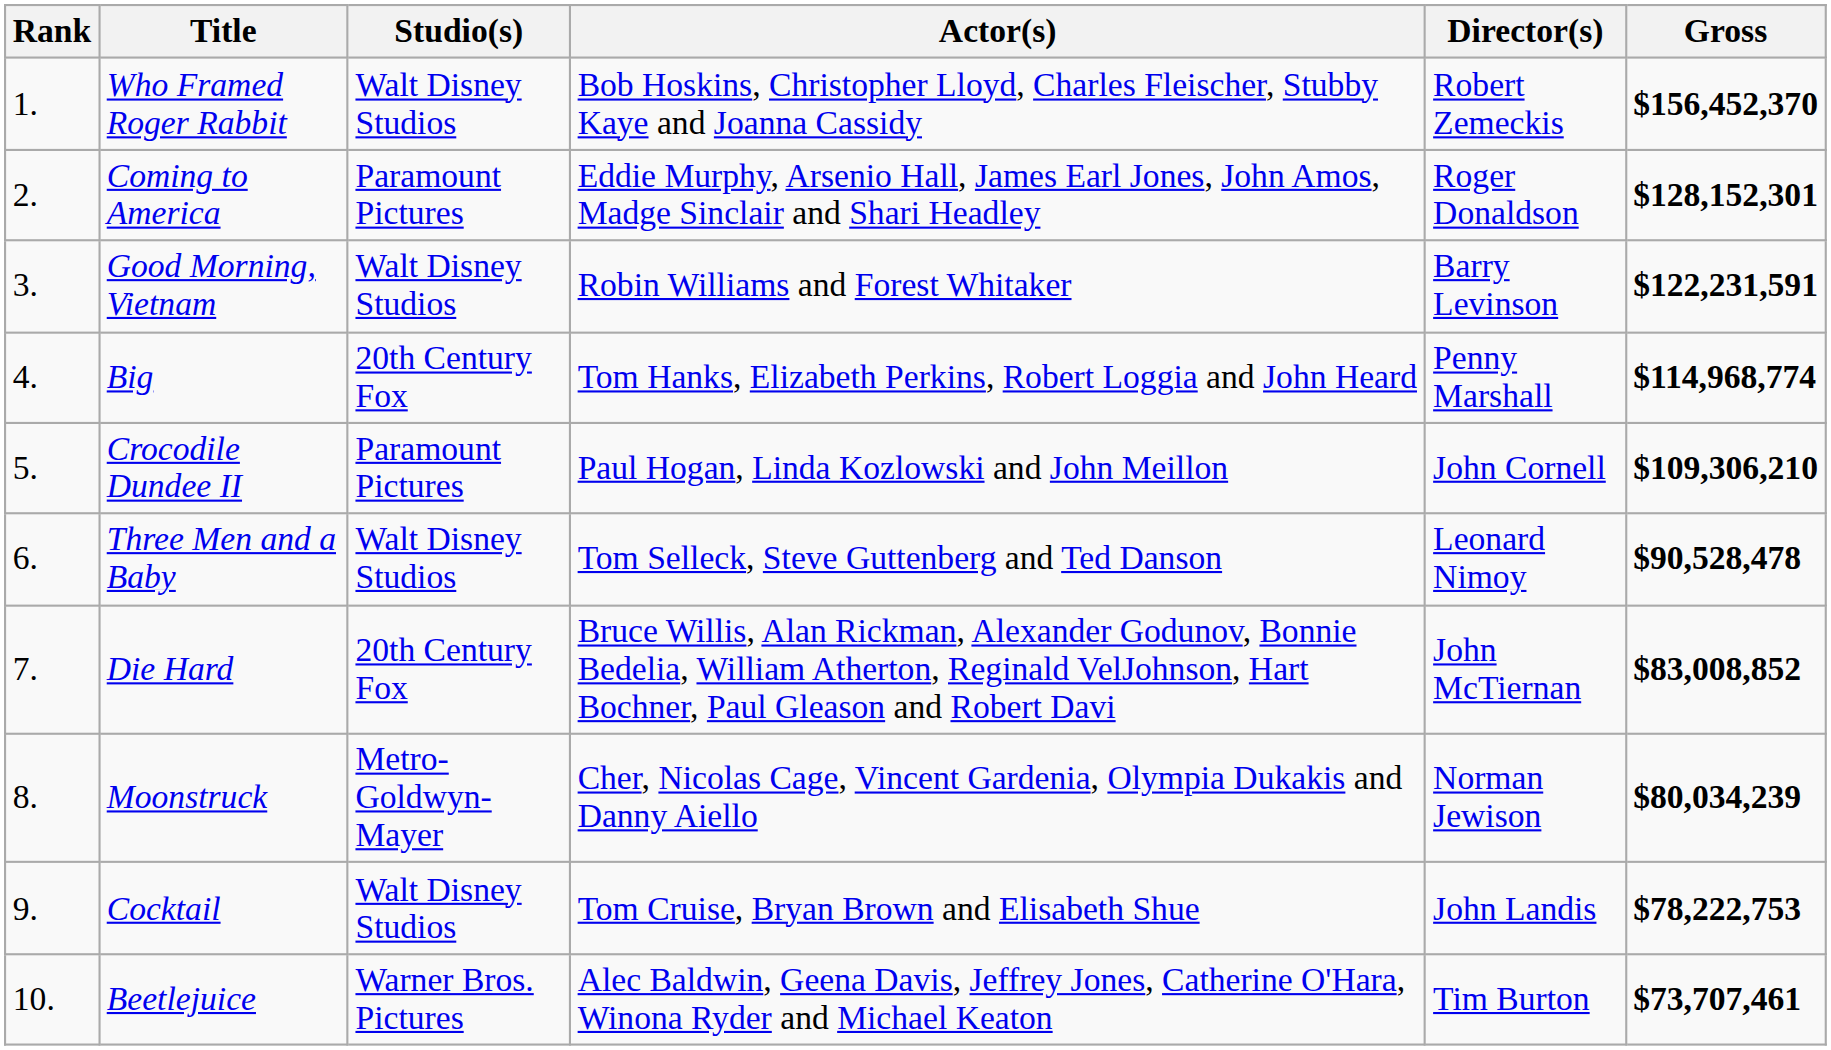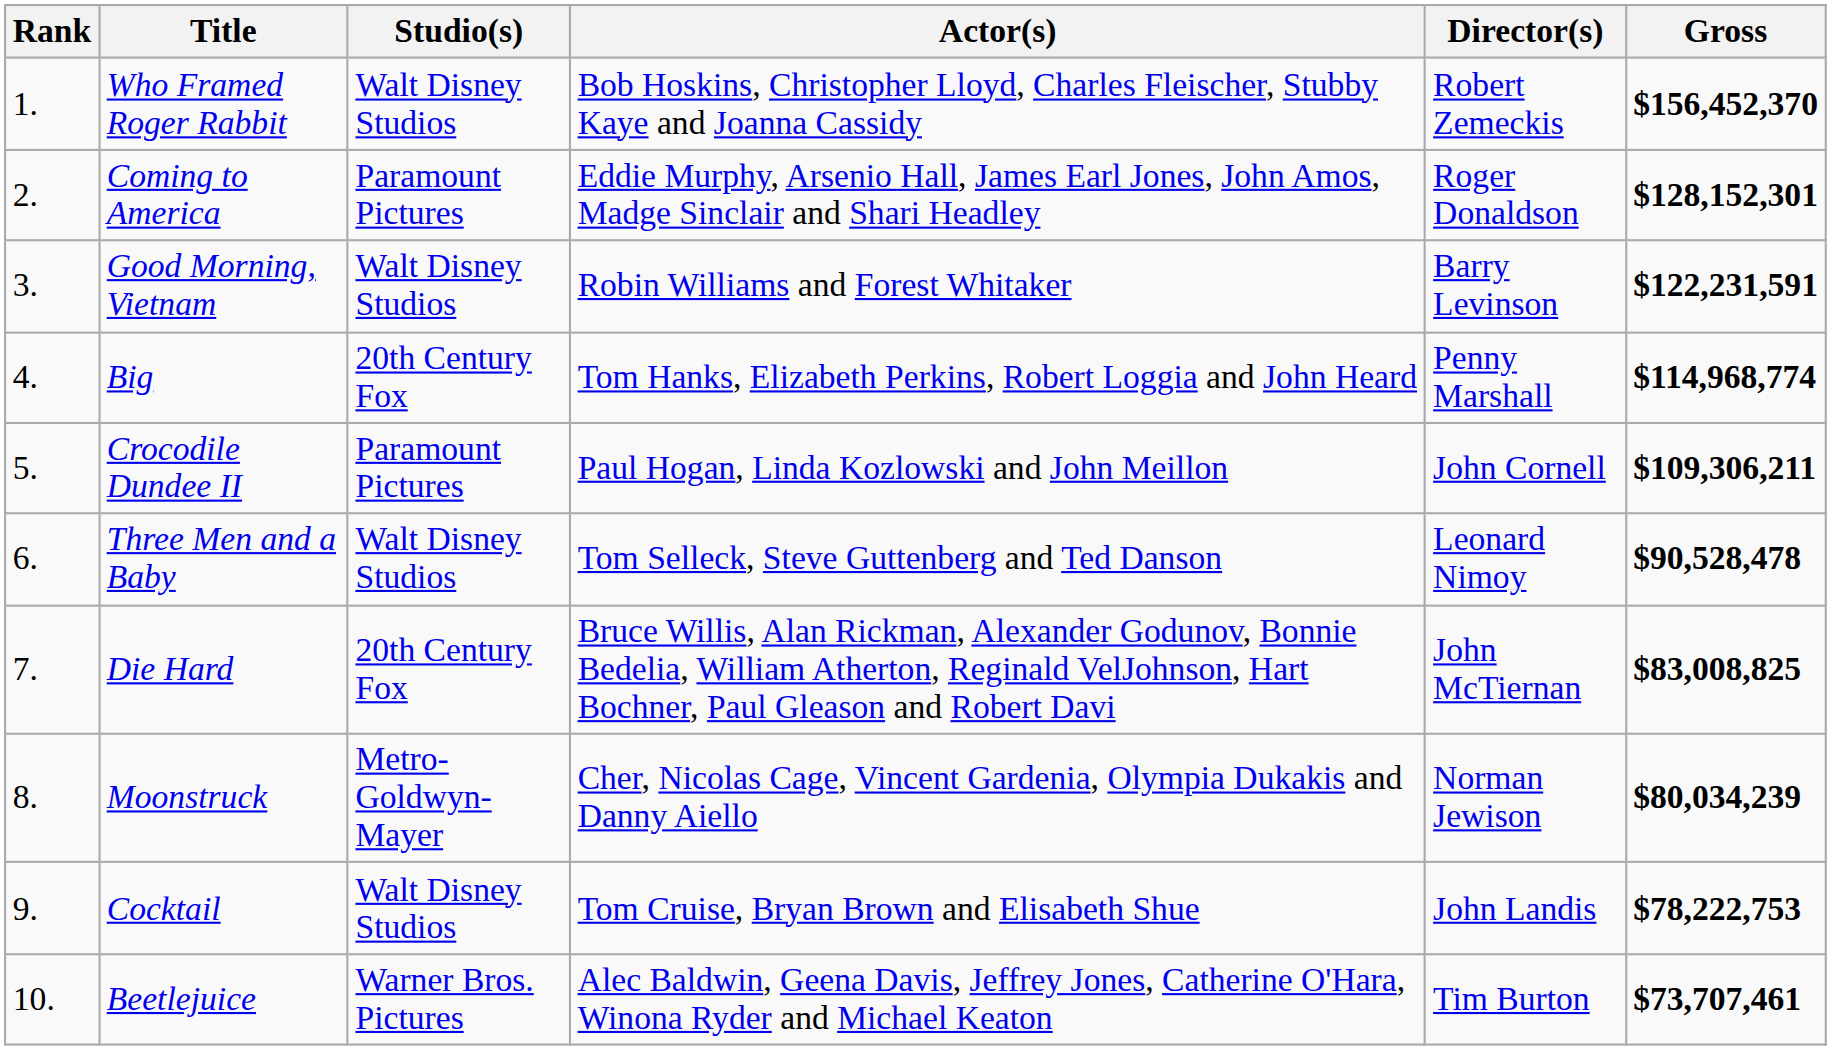(1726, 467) $109,306,210 -> (1725, 467) $109,306,211
(1717, 668) $83,008,852 -> (1717, 668) $83,008,825
